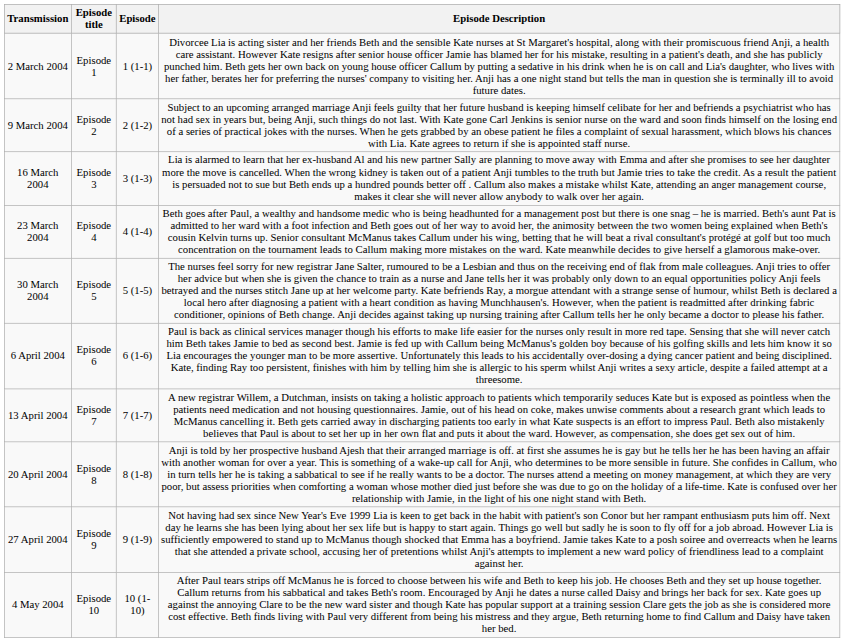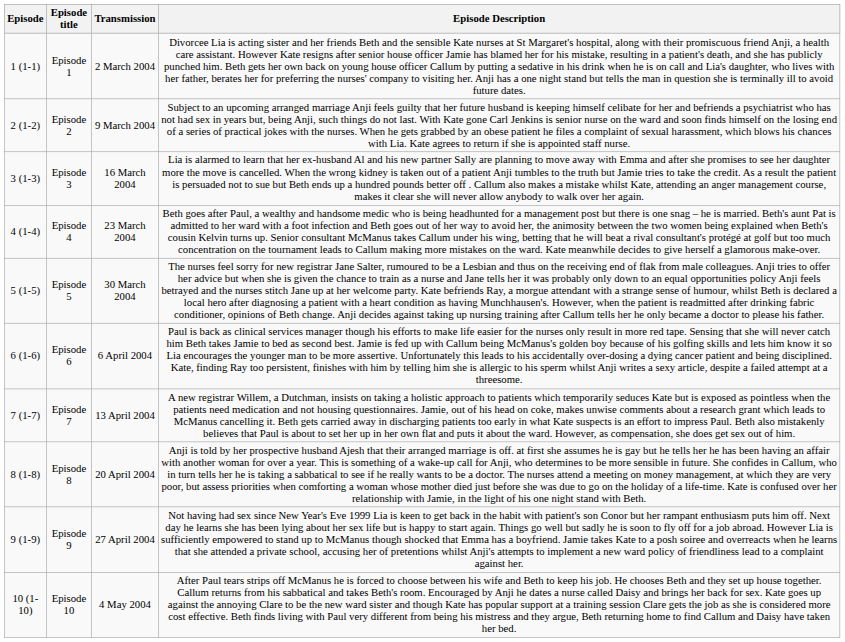columns swapped: (137, 19) <-> (38, 19)
